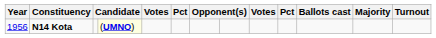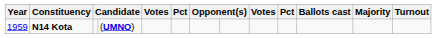(17, 26) 1956 -> (17, 26) 1959
(117, 26) lightyellow background -> (117, 26) no background
